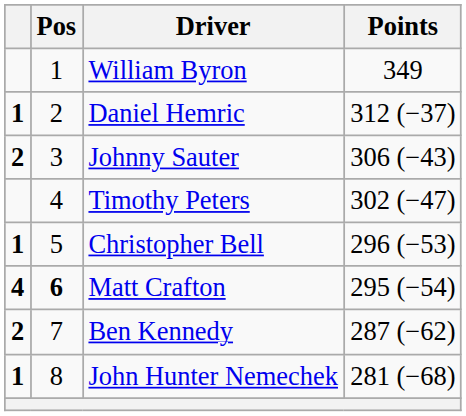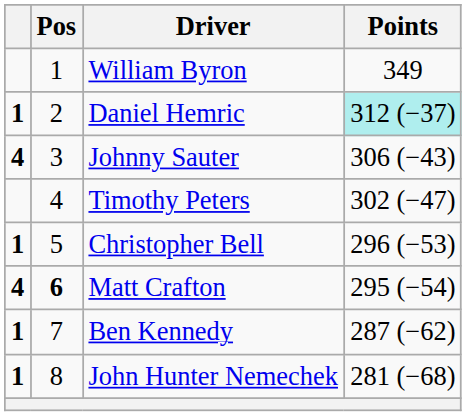(403, 113) no background -> (403, 113) paleturquoise background
(18, 157) 2 -> (18, 157) 4
(18, 331) 2 -> (18, 331) 1
